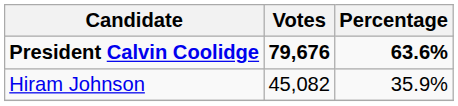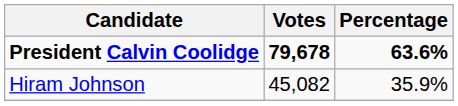(299, 52) 79,676 -> (299, 52) 79,678
